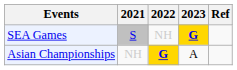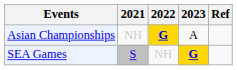rows swapped: (37, 35) <-> (61, 55)
